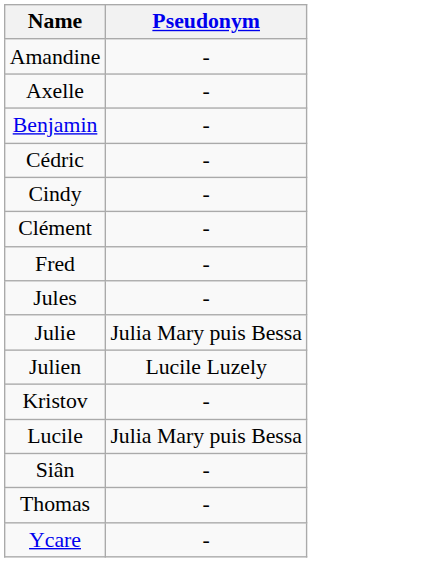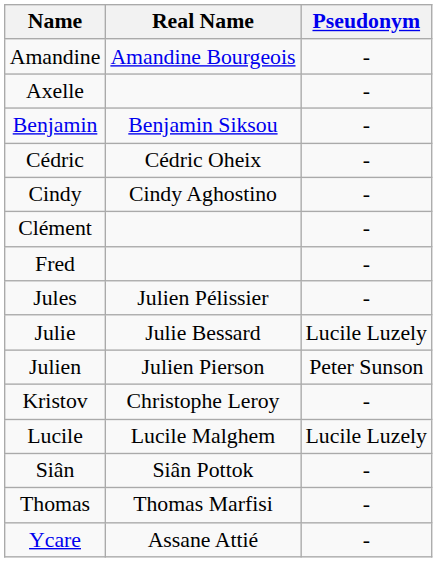+ column: (203, 21)
(206, 332) Julia Mary puis Bessa -> (366, 332) Lucile Luzely
(206, 366) Lucile Luzely -> (366, 366) Peter Sunson
(206, 435) Julia Mary puis Bessa -> (366, 435) Lucile Luzely
